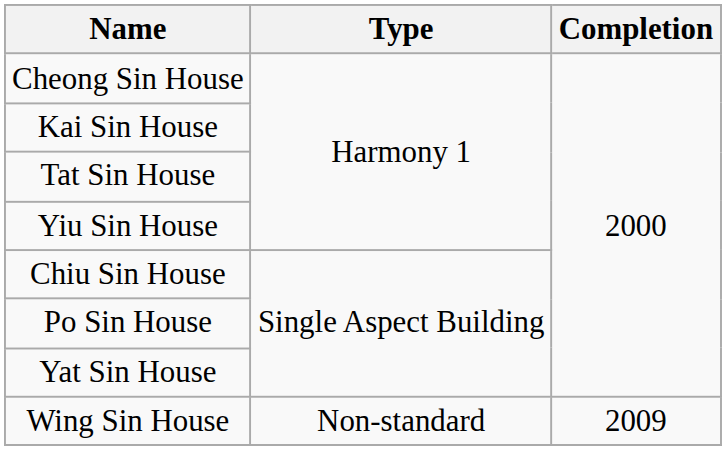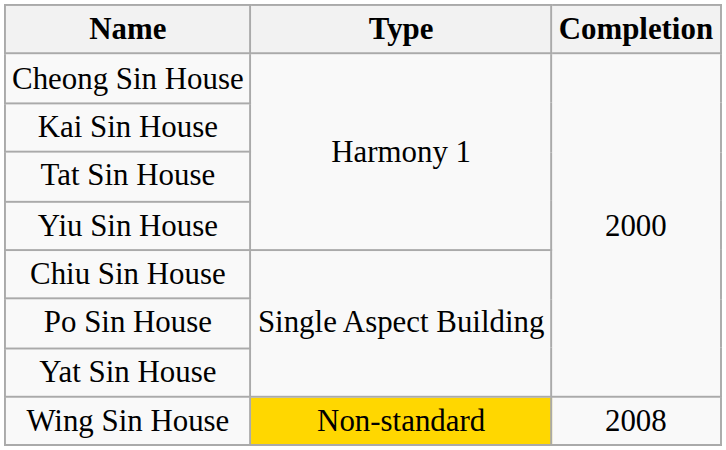(401, 420) no background -> (401, 420) gold background
(636, 420) 2009 -> (636, 420) 2008
